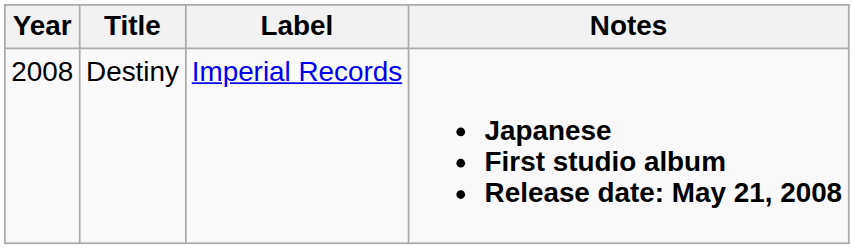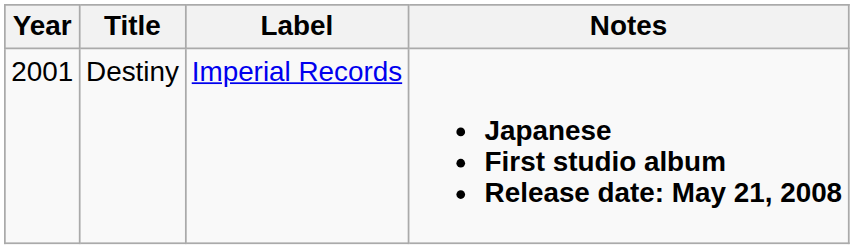(42, 70) 2008 -> (42, 70) 2001
